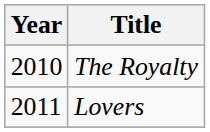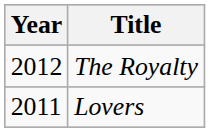(37, 65) 2010 -> (37, 65) 2012
